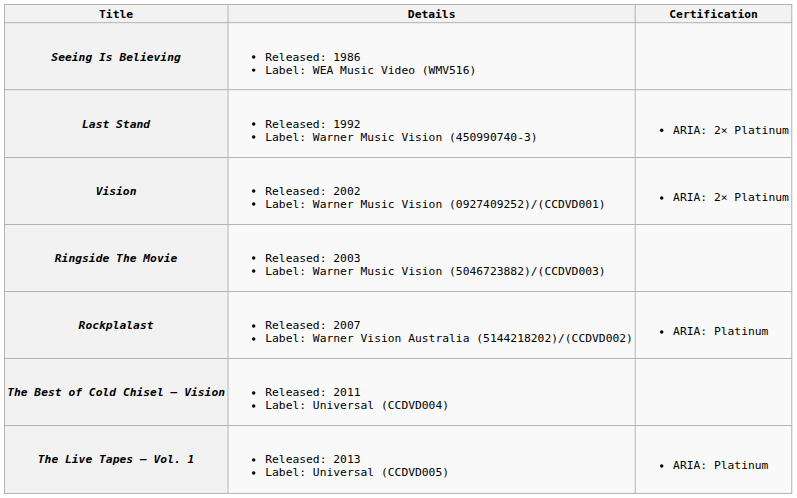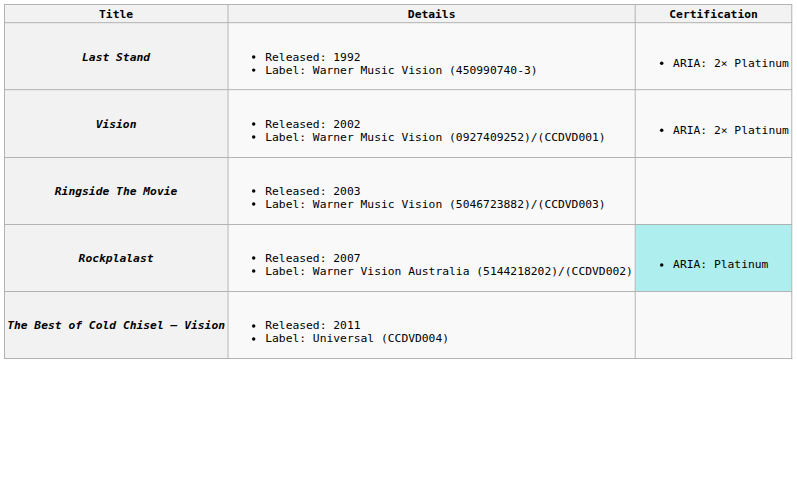- row: (116, 56)
(714, 332) no background -> (714, 264) paleturquoise background
- row: (116, 459)
